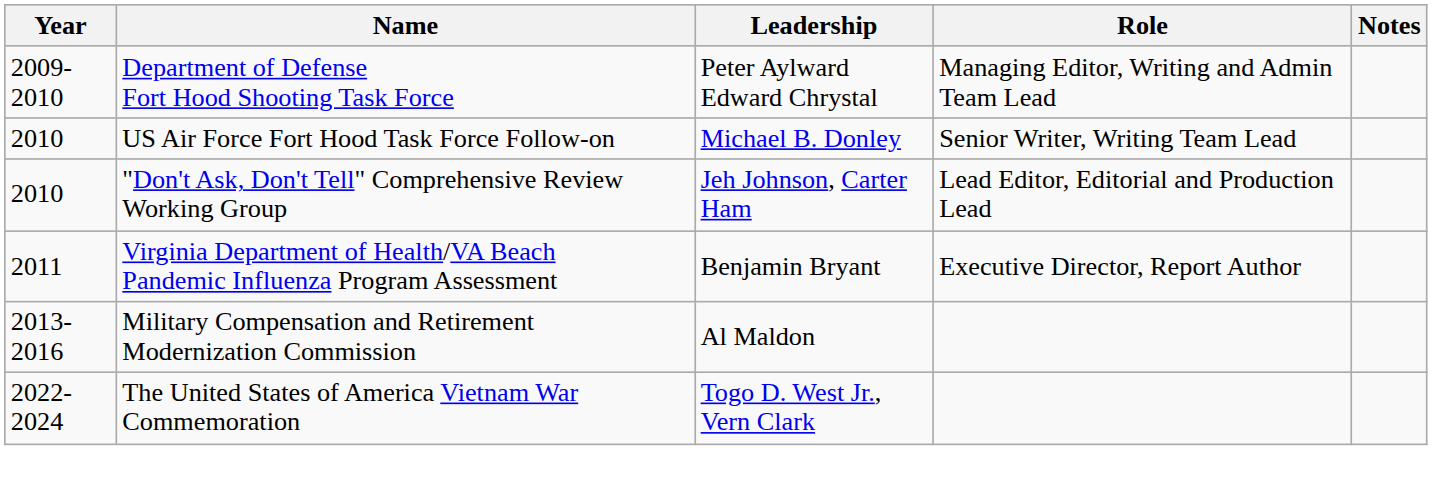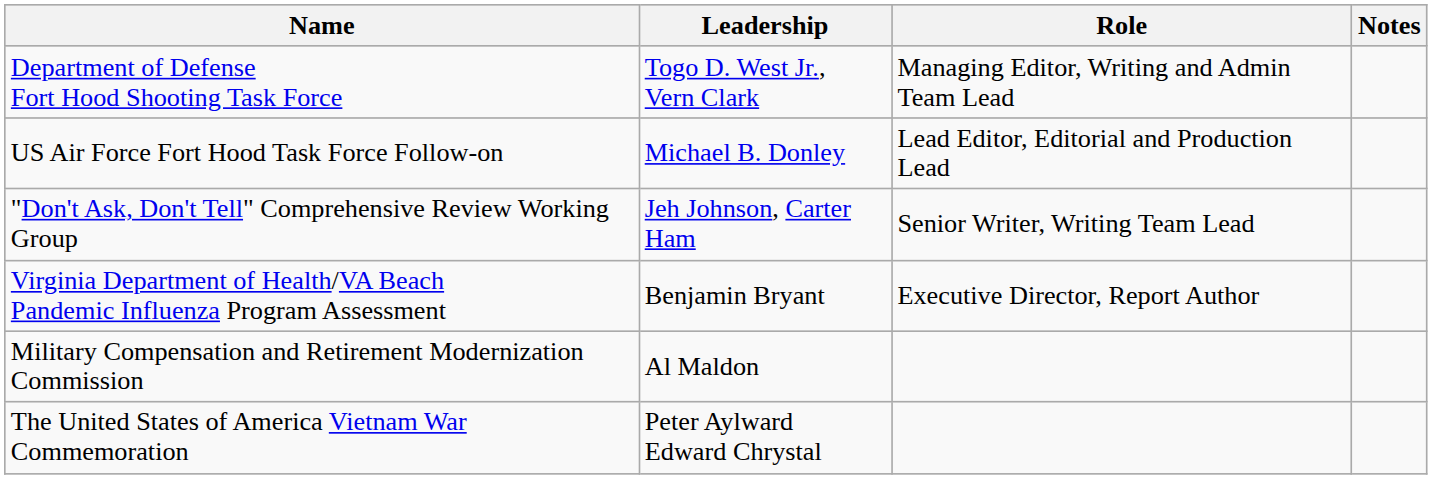- column: (61, 25)
(789, 81) Peter Aylward Edward Chrystal -> (735, 81) Togo D. West Jr., Vern Clark
(1118, 138) Senior Writer, Writing Team Lead -> (1095, 152) Lead Editor, Editorial and Production Lead
(1136, 194) Lead Editor, Editorial and Production Lead -> (1076, 223) Senior Writer, Writing Team Lead
(791, 407) Togo D. West Jr., Vern Clark -> (733, 437) Peter Aylward Edward Chrystal
